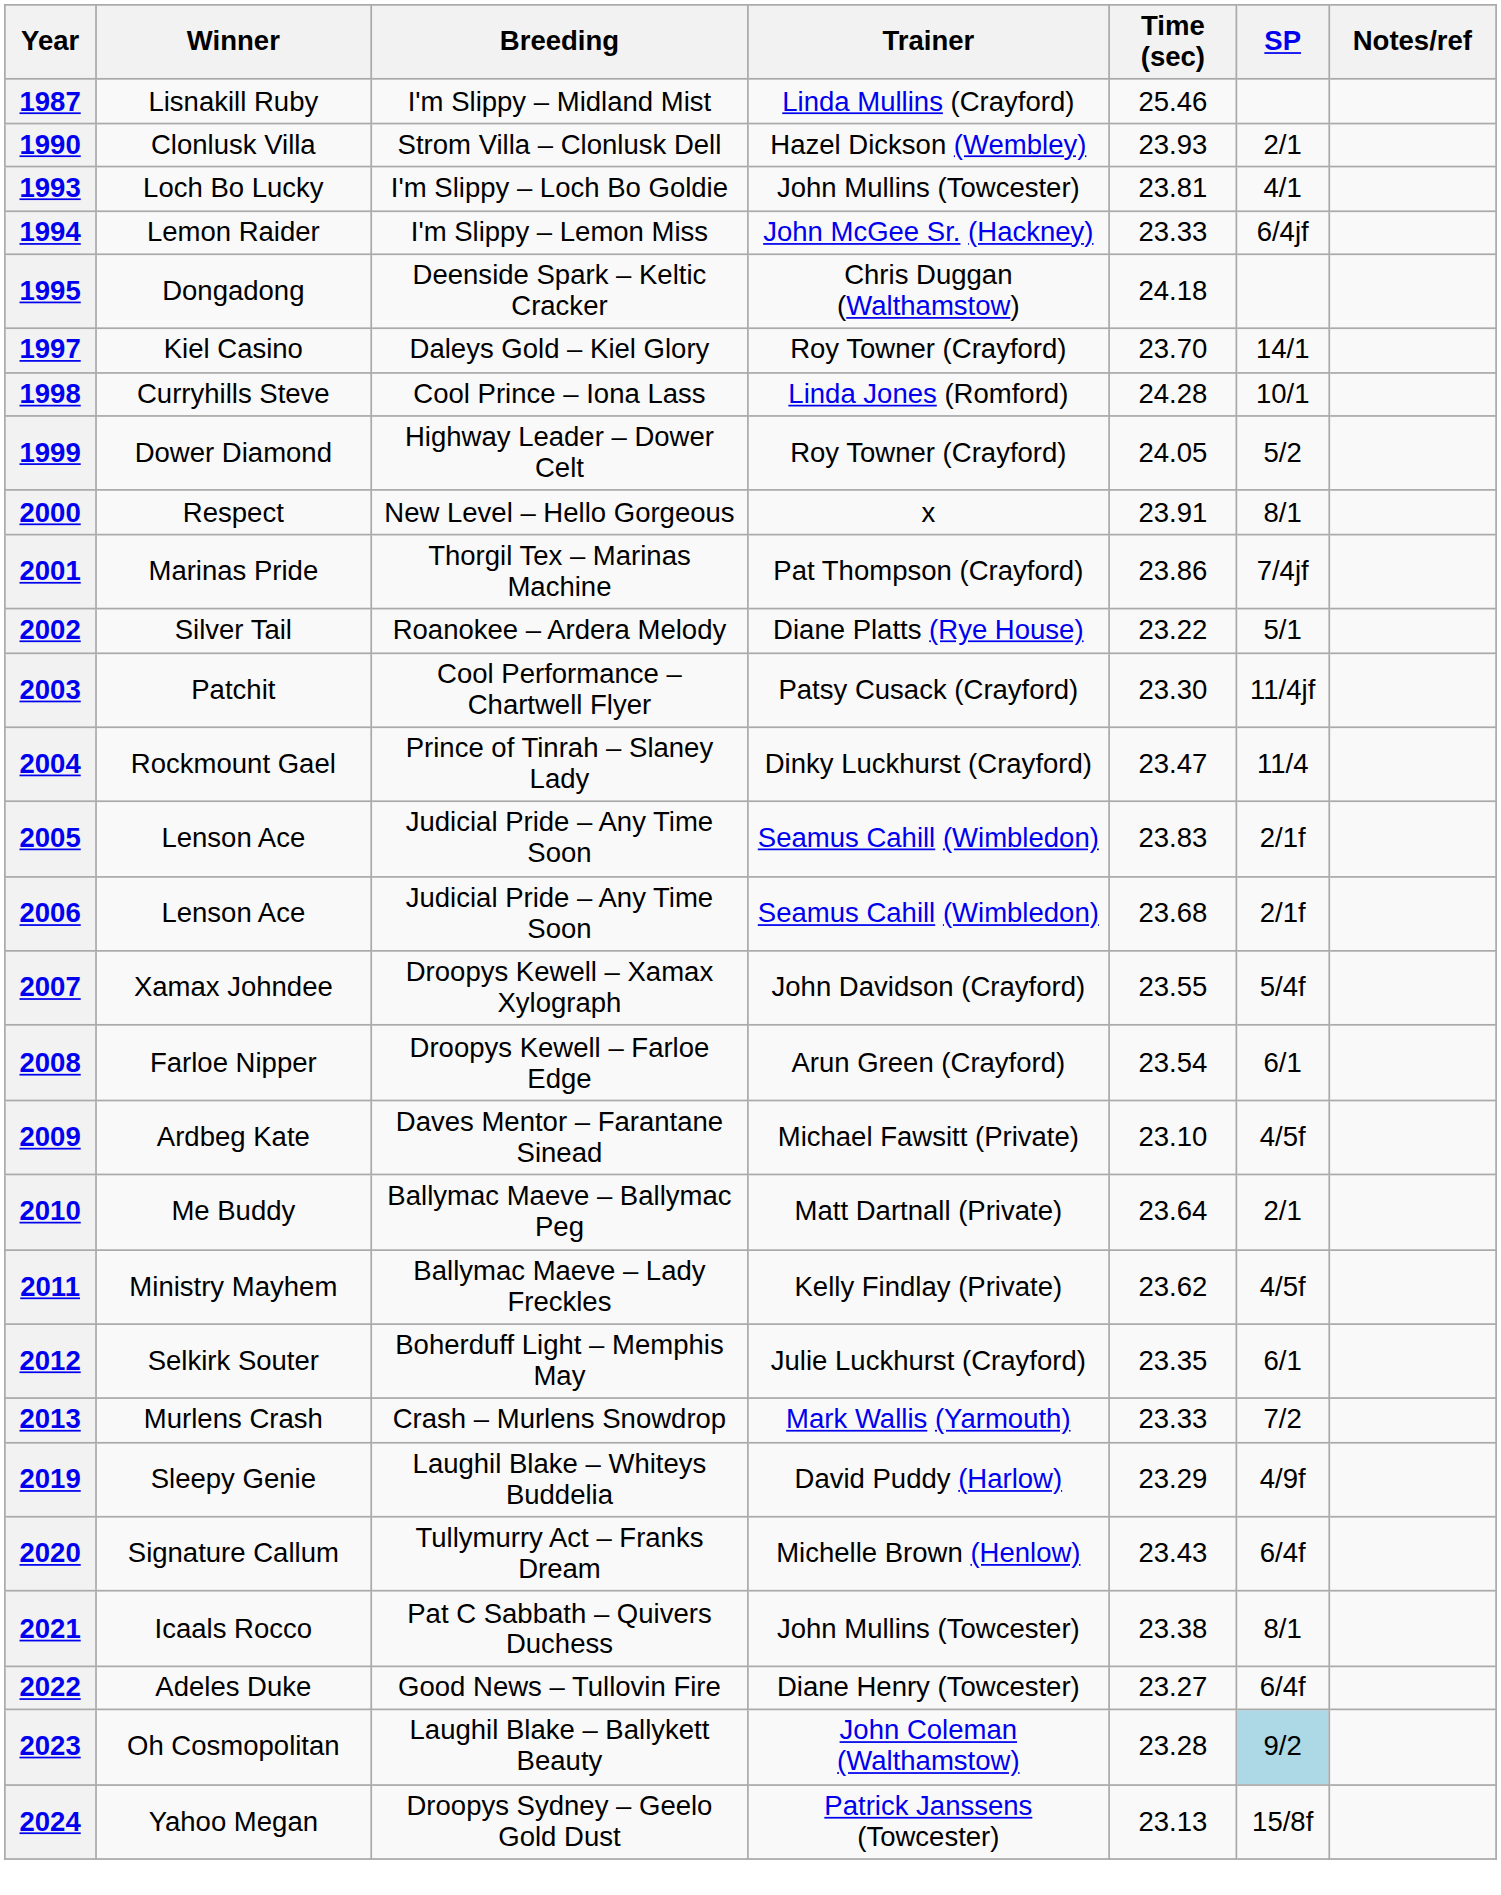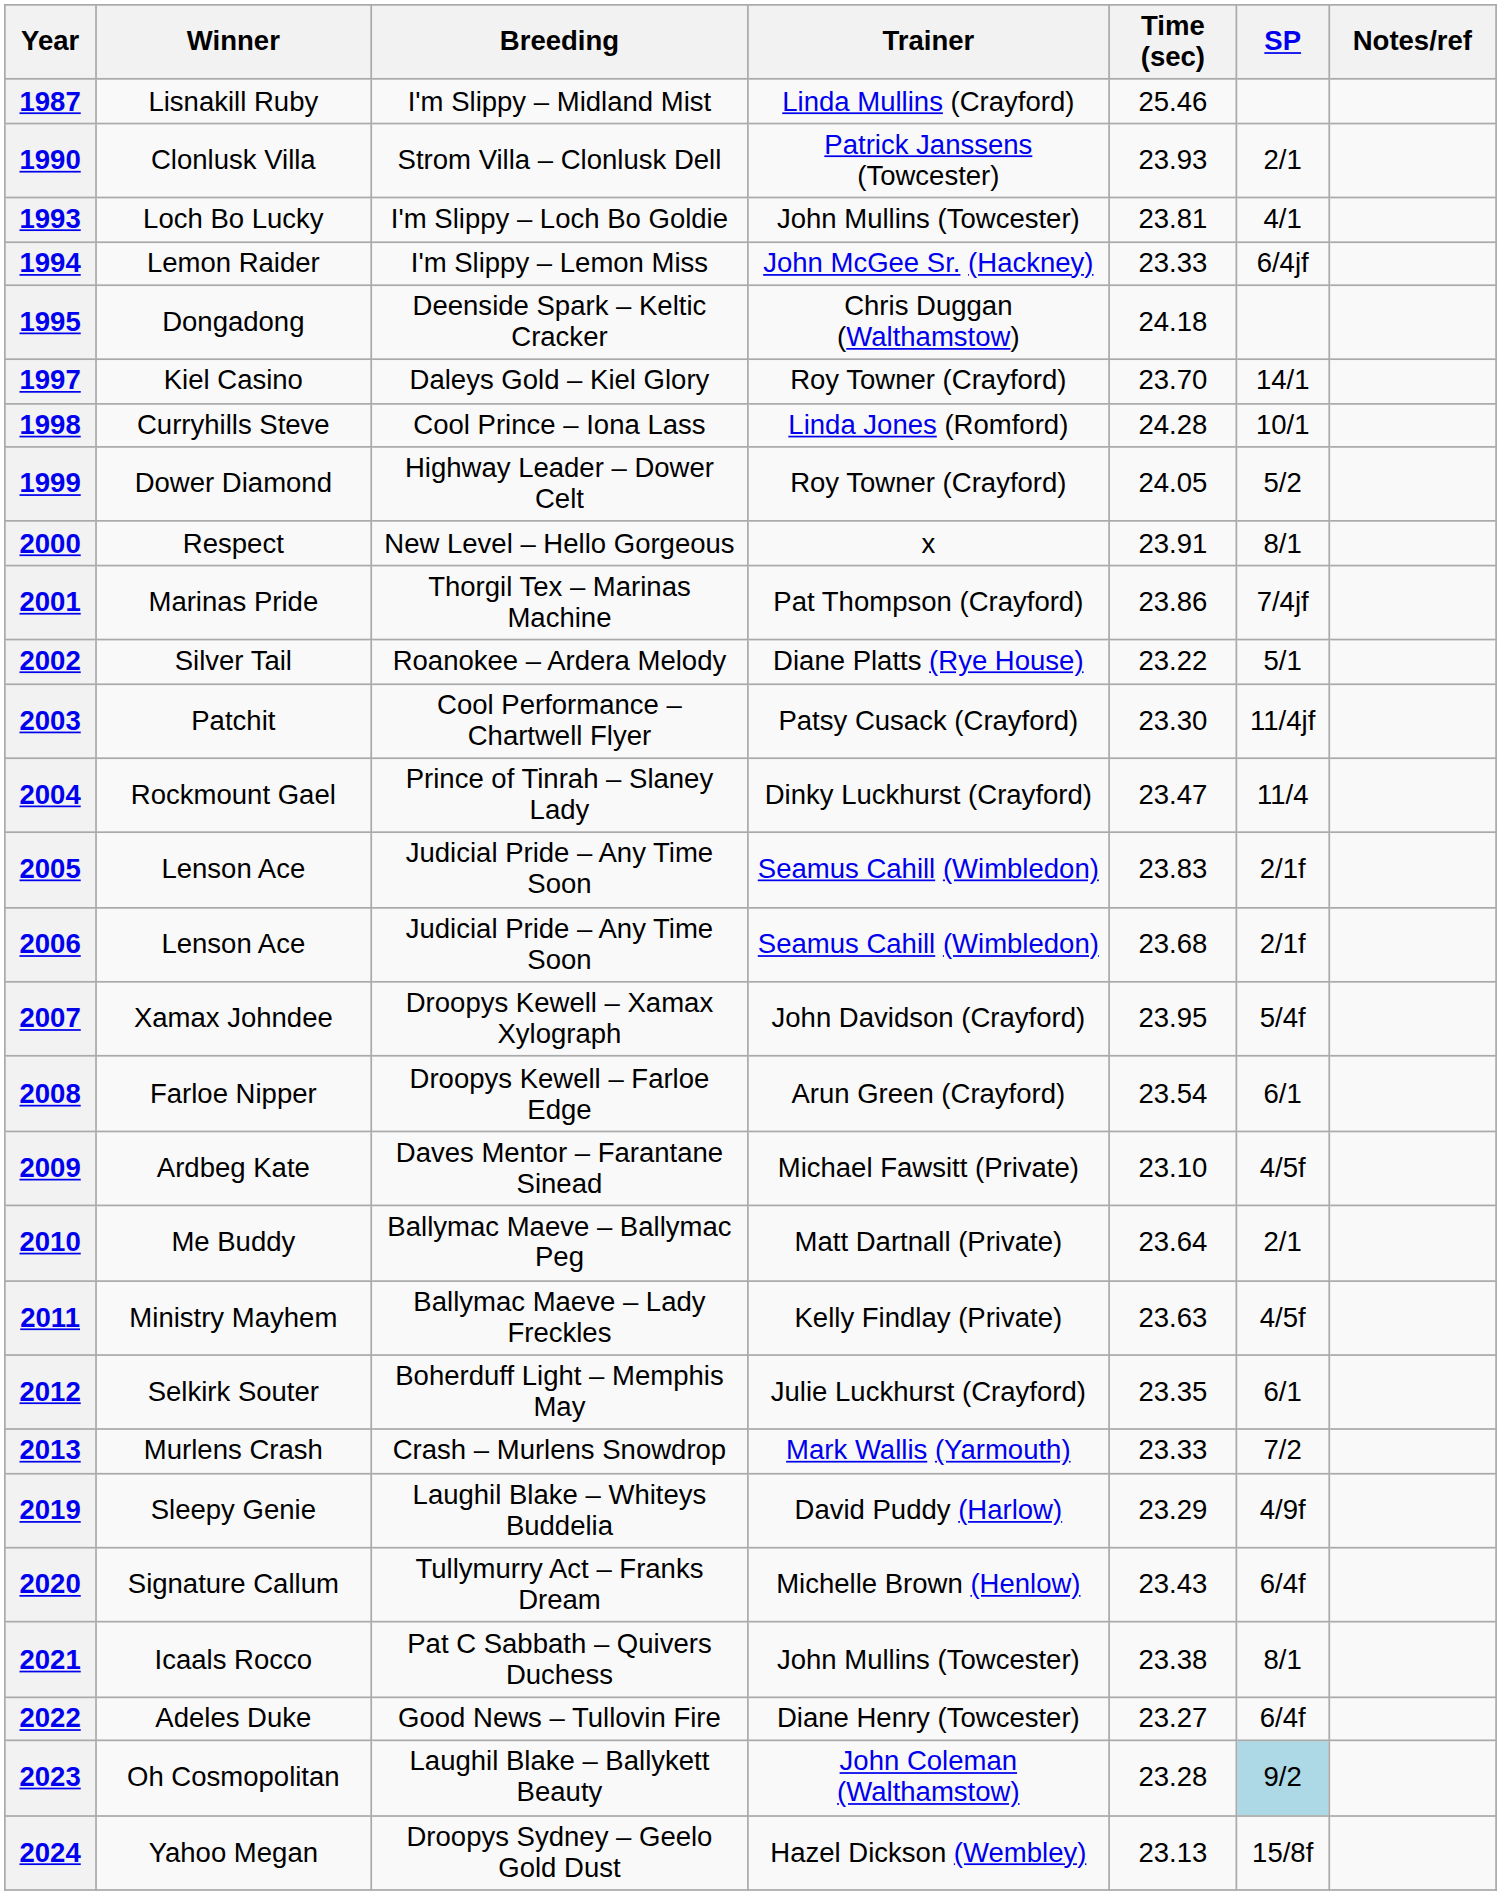(928, 144) Hazel Dickson (Wembley) -> (928, 160) Patrick Janssens (Towcester)
(1173, 987) 23.55 -> (1173, 1018) 23.95
(1173, 1286) 23.62 -> (1173, 1317) 23.63
(928, 1821) Patrick Janssens (Towcester) -> (928, 1852) Hazel Dickson (Wembley)
